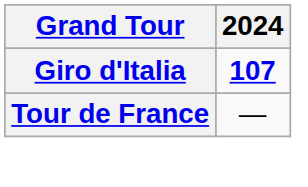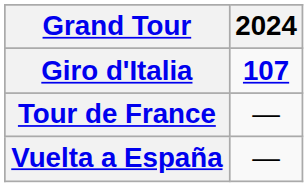+ row: (117, 158)
